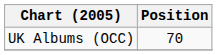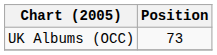(175, 39) 70 -> (175, 39) 73
